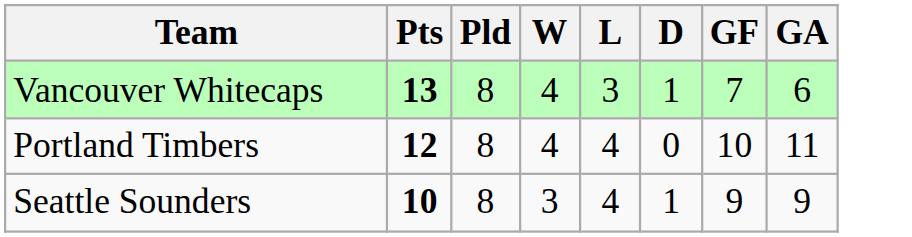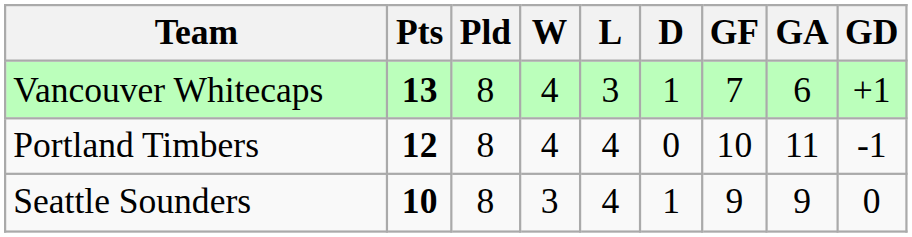+ column: (872, 32)
